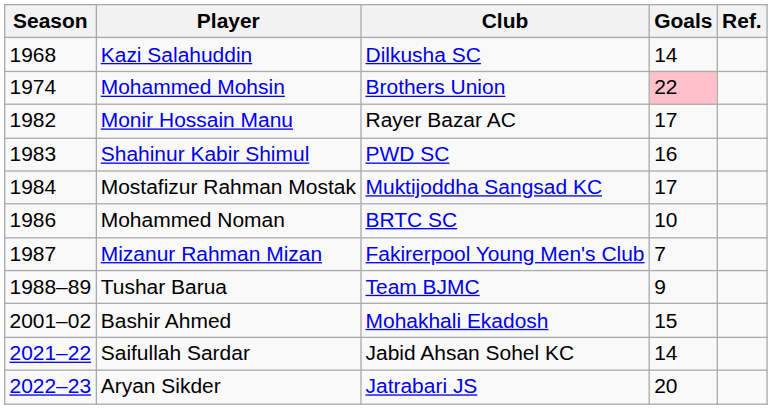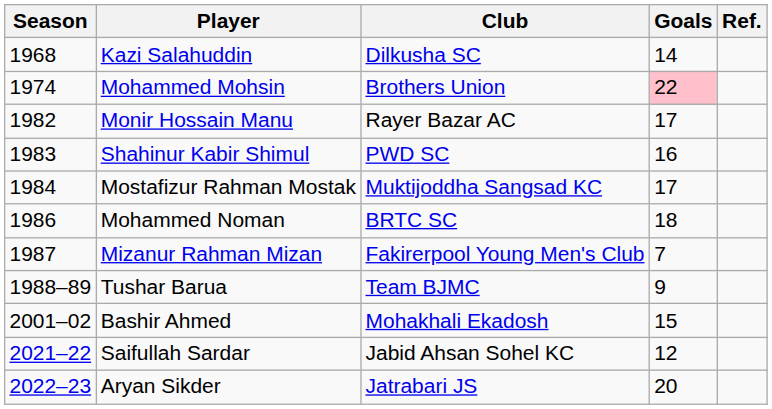(666, 220) 10 -> (666, 220) 18
(666, 353) 14 -> (666, 353) 12
